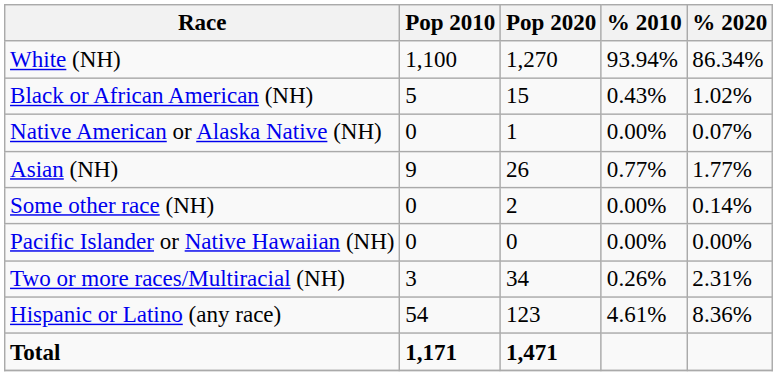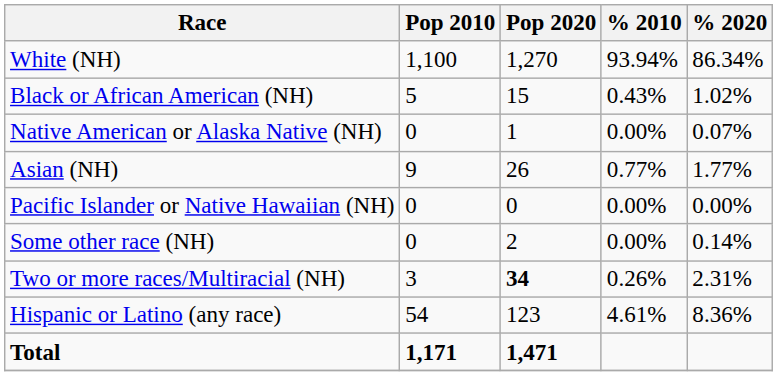rows swapped: (202, 242) <-> (112, 205)
(518, 278) normal -> (518, 278) bold
